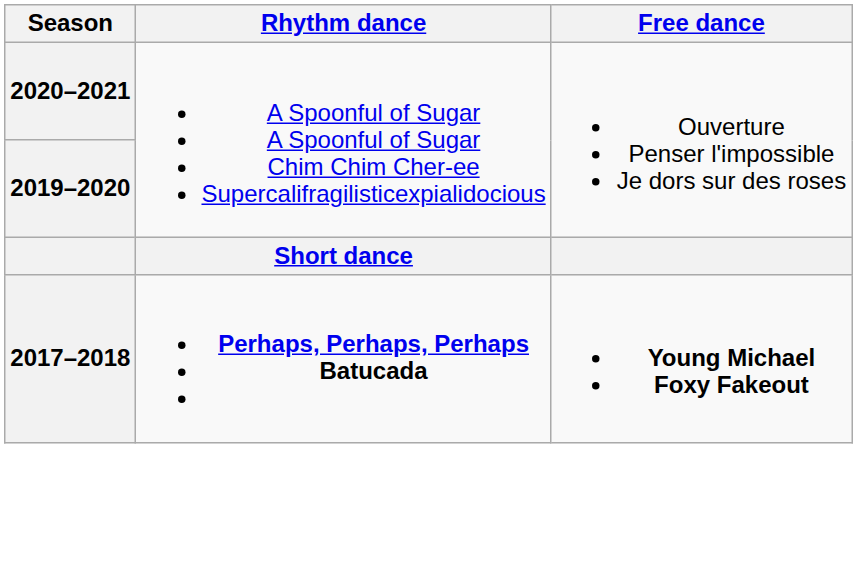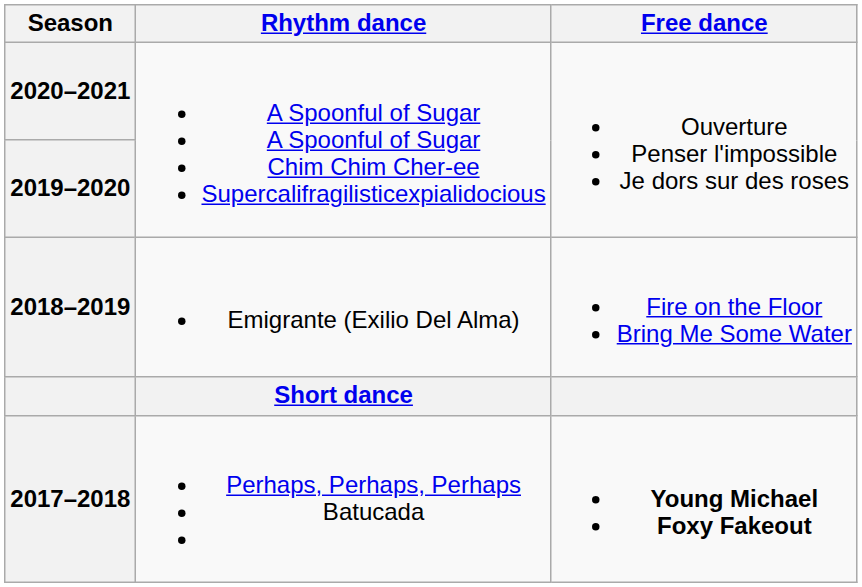+ row: (70, 306)
(344, 372) bold -> (344, 512) normal
